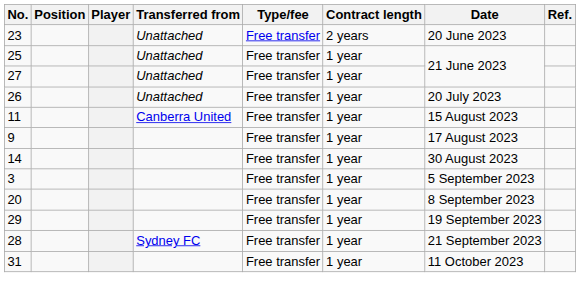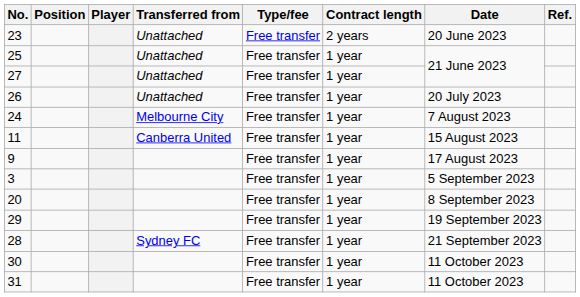+ row: (15, 117)
- row: (15, 158)
+ row: (15, 261)
